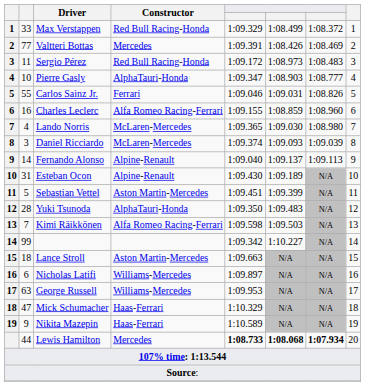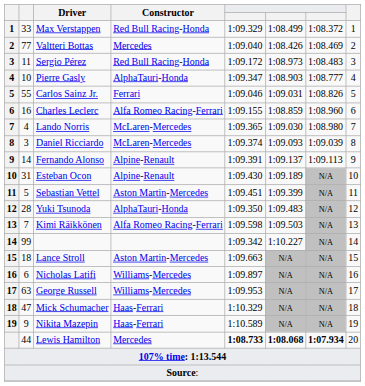(245, 45) 1:09.391 -> (245, 45) 1:09.040
(245, 159) 1:09.040 -> (245, 159) 1:09.391
